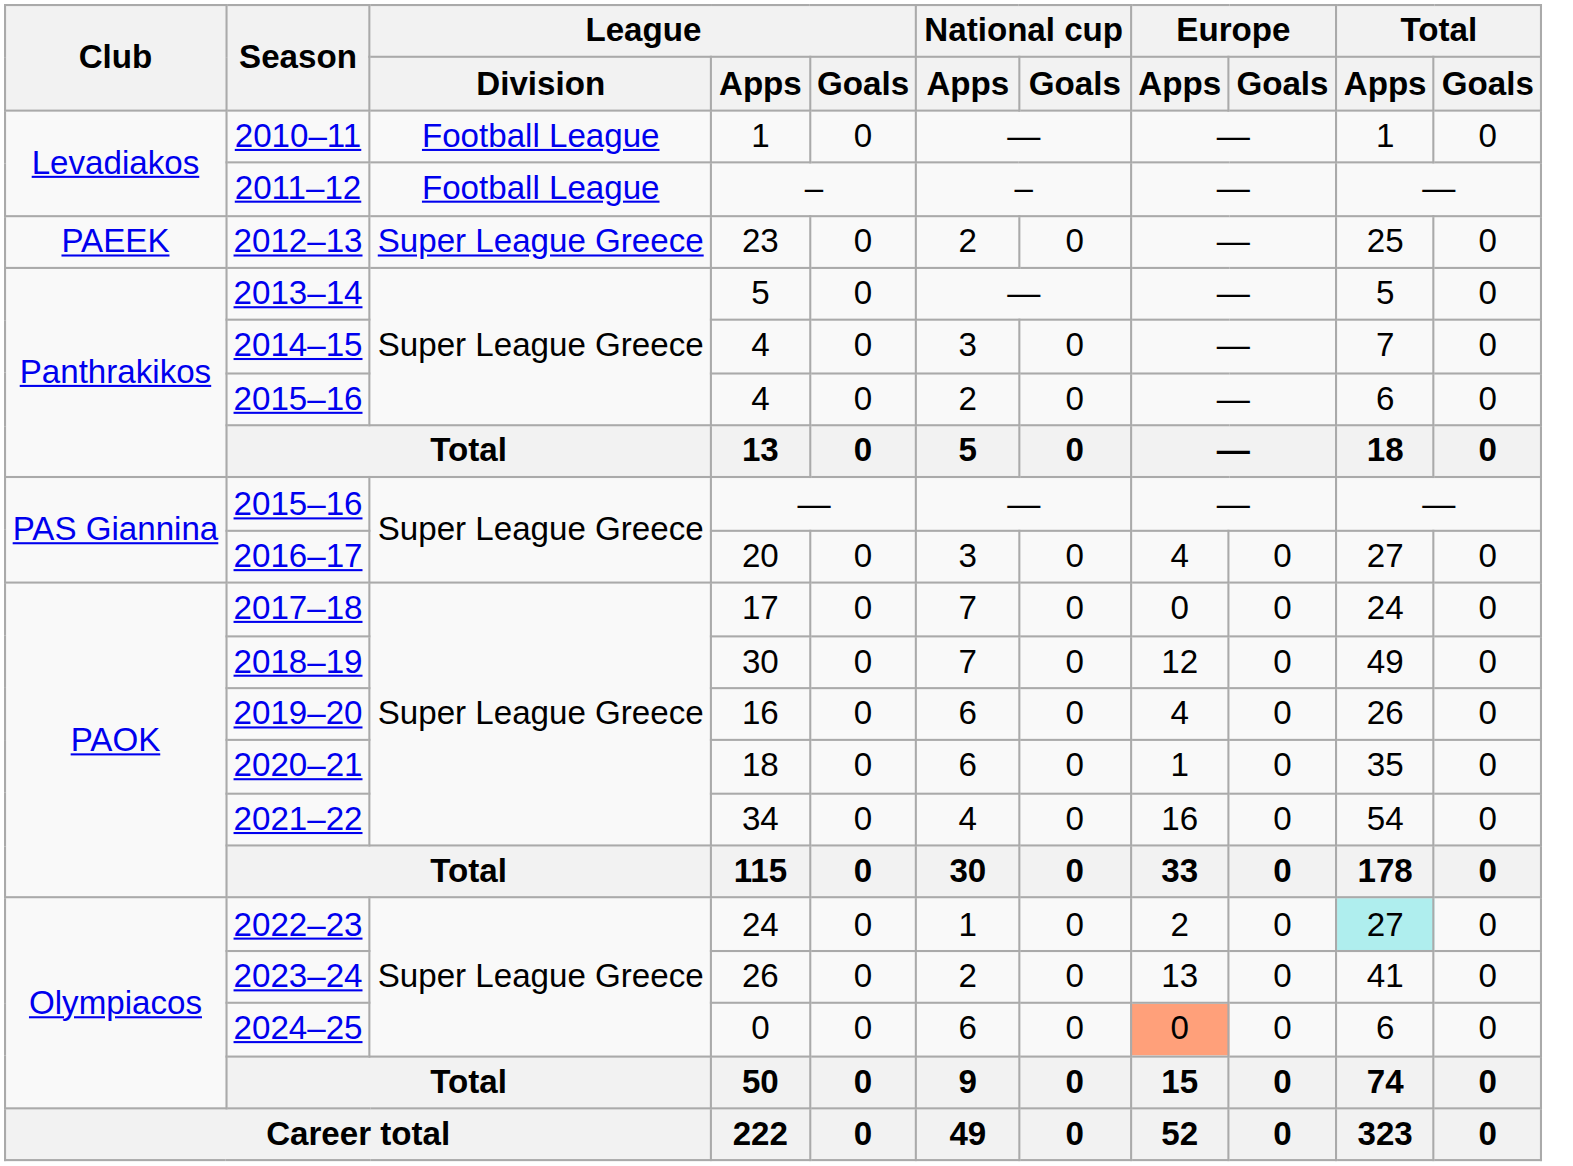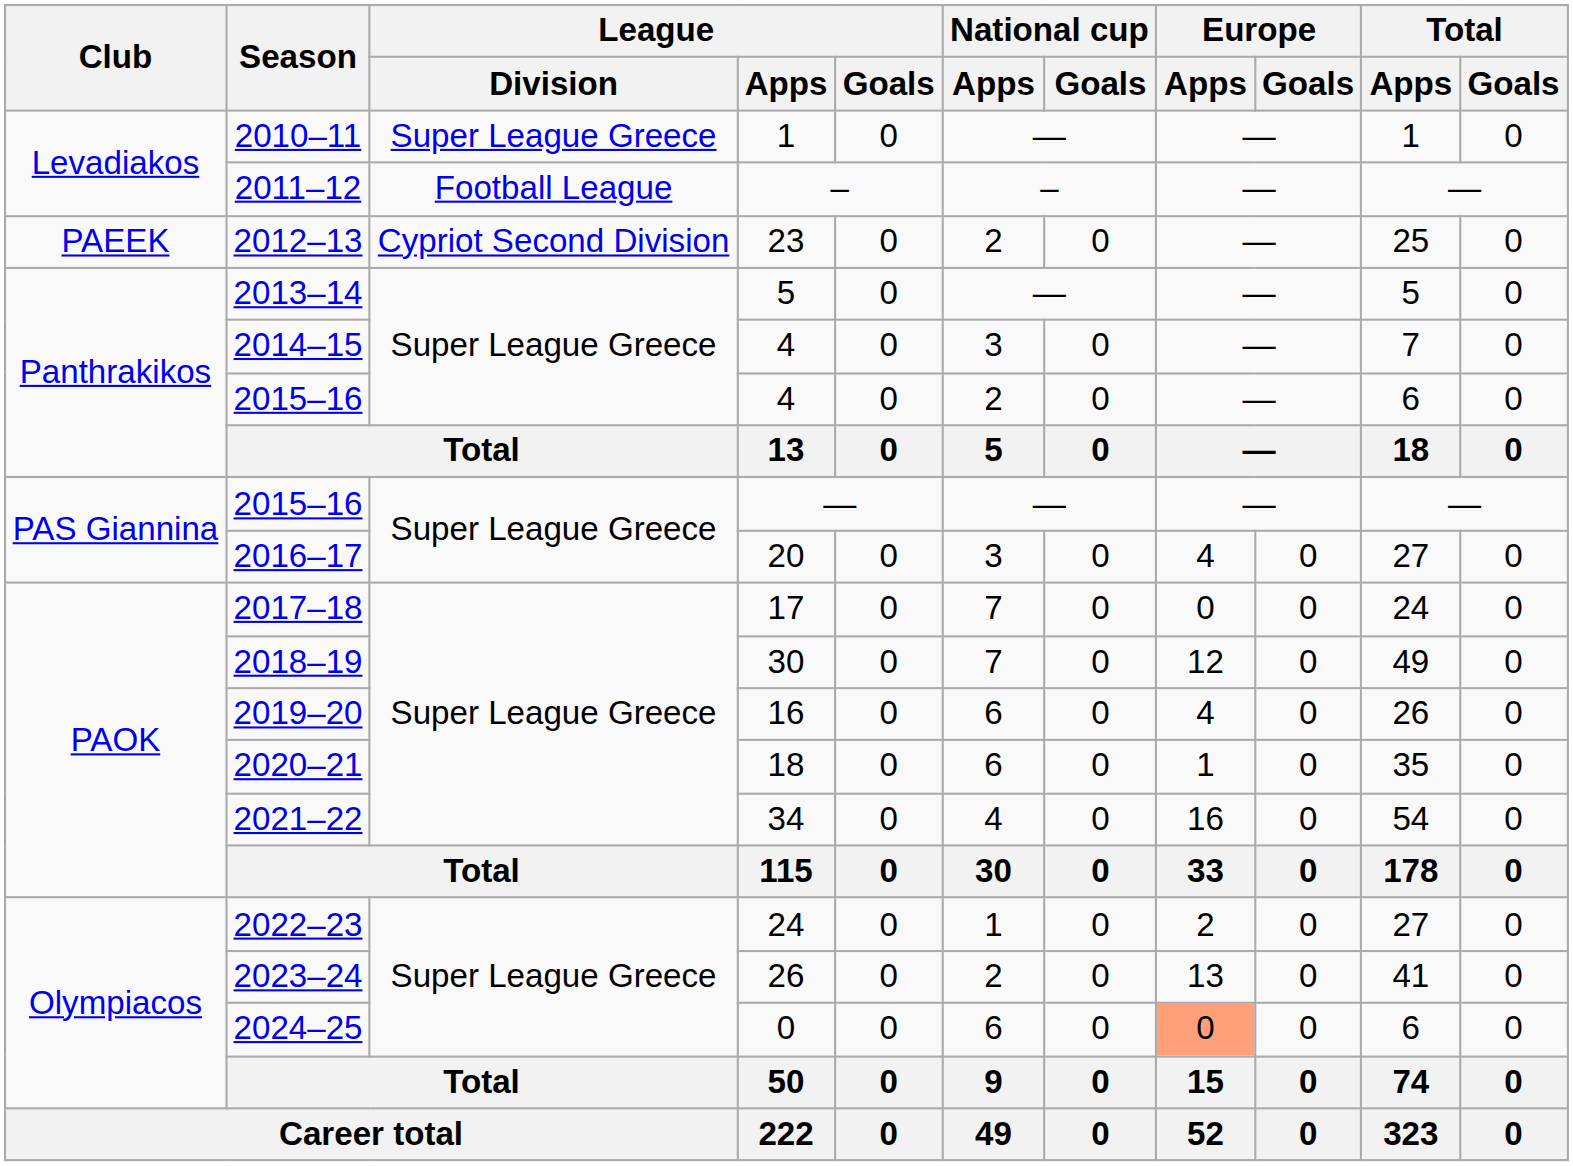(541, 135) Football League -> (554, 135) Super League Greece
(541, 240) Super League Greece -> (554, 240) Cypriot Second Division
(1385, 923) paleturquoise background -> (1411, 923) no background
